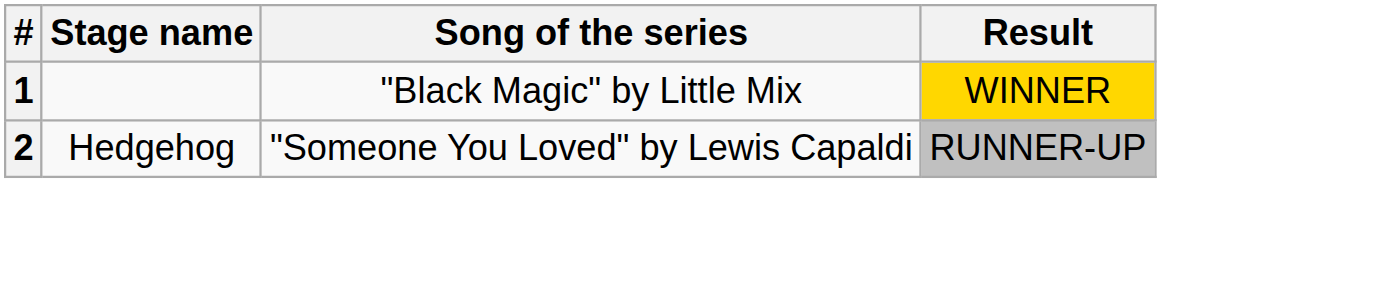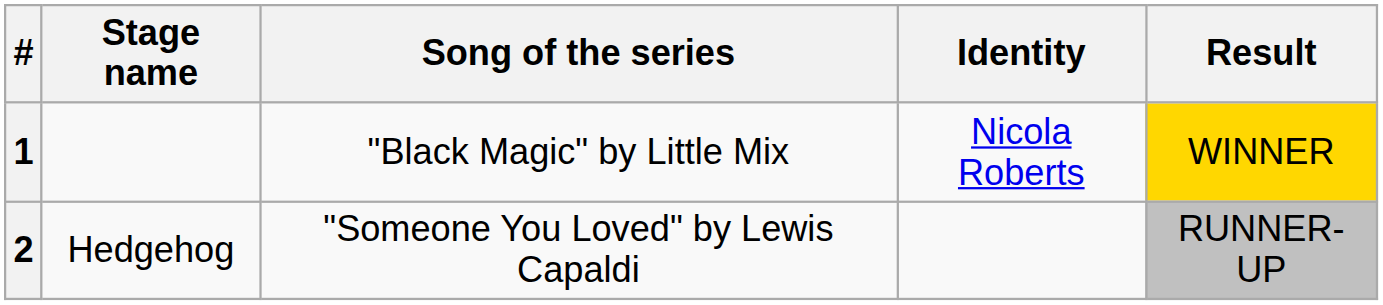+ column: (1021, 53)
